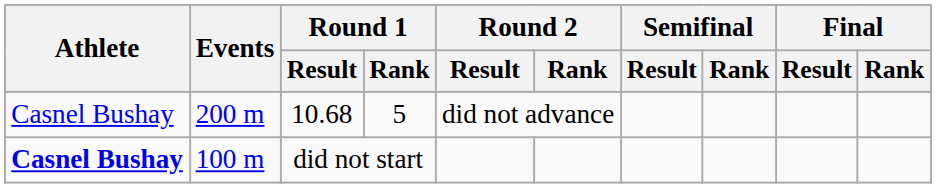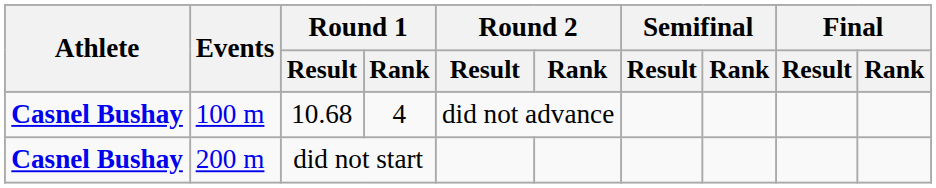(93, 114) normal -> (97, 114) bold
(230, 114) 200 m -> (230, 114) 100 m
(399, 114) 5 -> (399, 114) 4
(230, 159) 100 m -> (230, 159) 200 m
